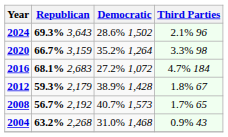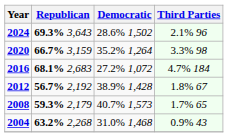(63, 86) 59.3% 2,179 -> (63, 86) 56.7% 2,192
(63, 104) 56.7% 2,192 -> (63, 104) 59.3% 2,179
